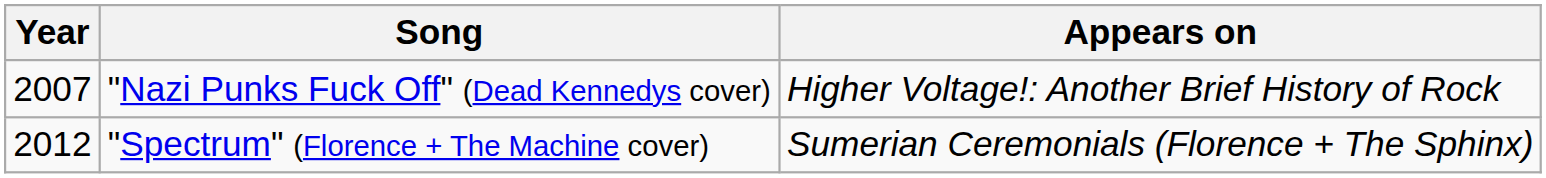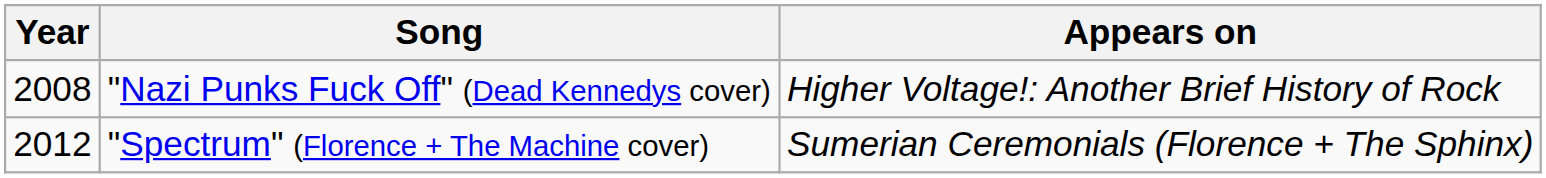(52, 88) 2007 -> (52, 88) 2008
